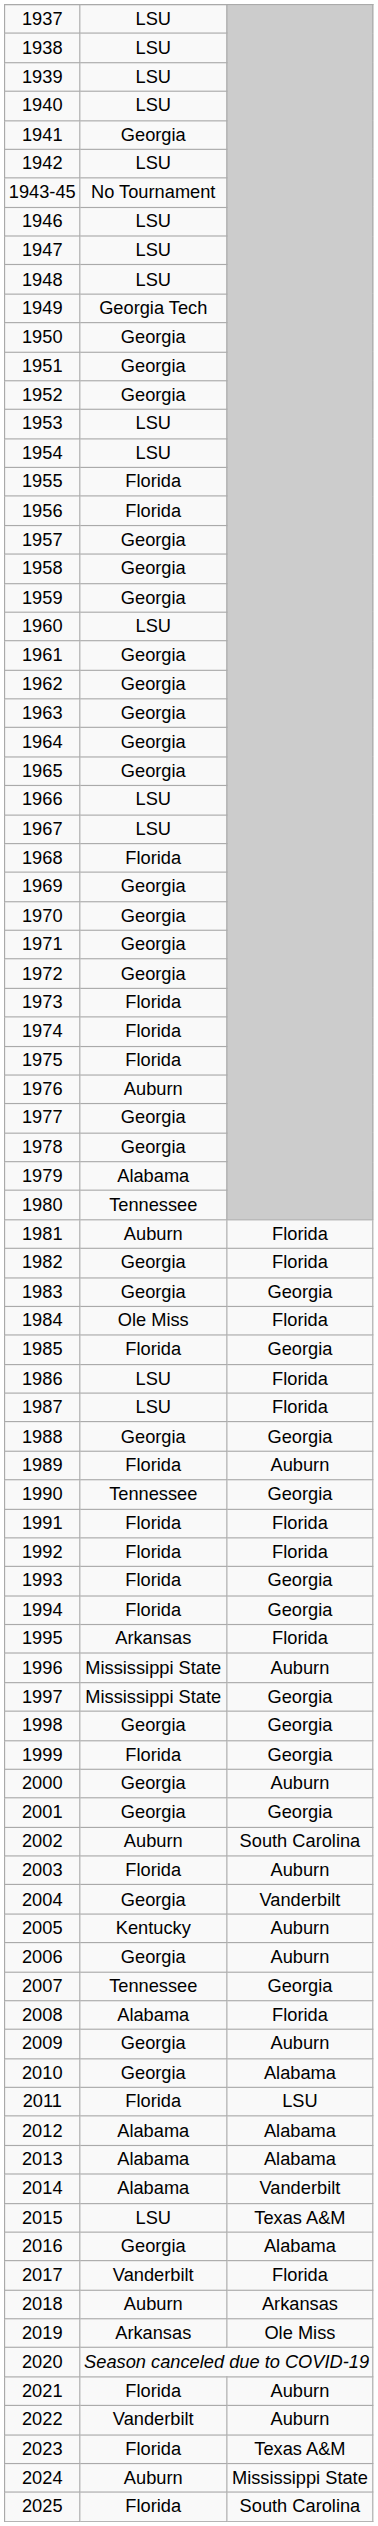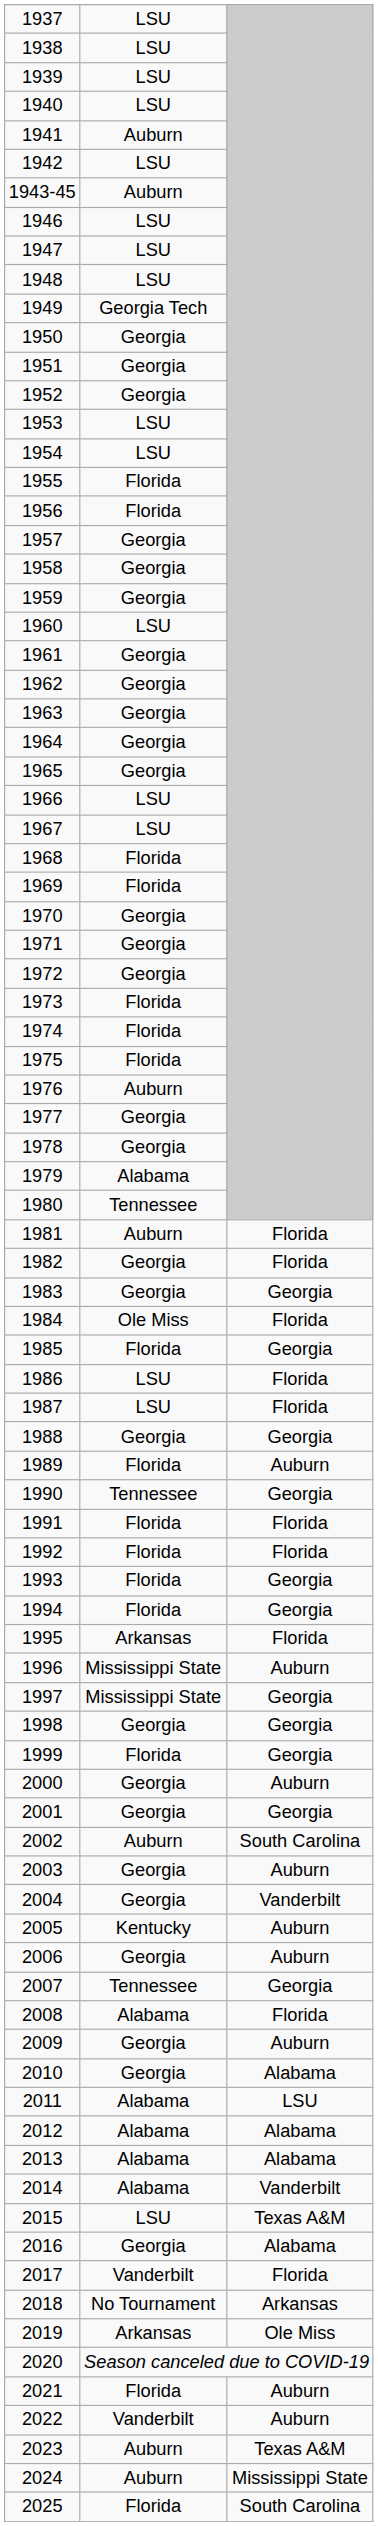(153, 134) Georgia -> (153, 134) Auburn
(153, 192) No Tournament -> (153, 192) Auburn
(153, 886) Georgia -> (153, 886) Florida
(153, 1870) Florida -> (153, 1870) Georgia
(153, 2101) Florida -> (153, 2101) Alabama
(153, 2304) Auburn -> (153, 2304) No Tournament
(153, 2448) Florida -> (153, 2448) Auburn
